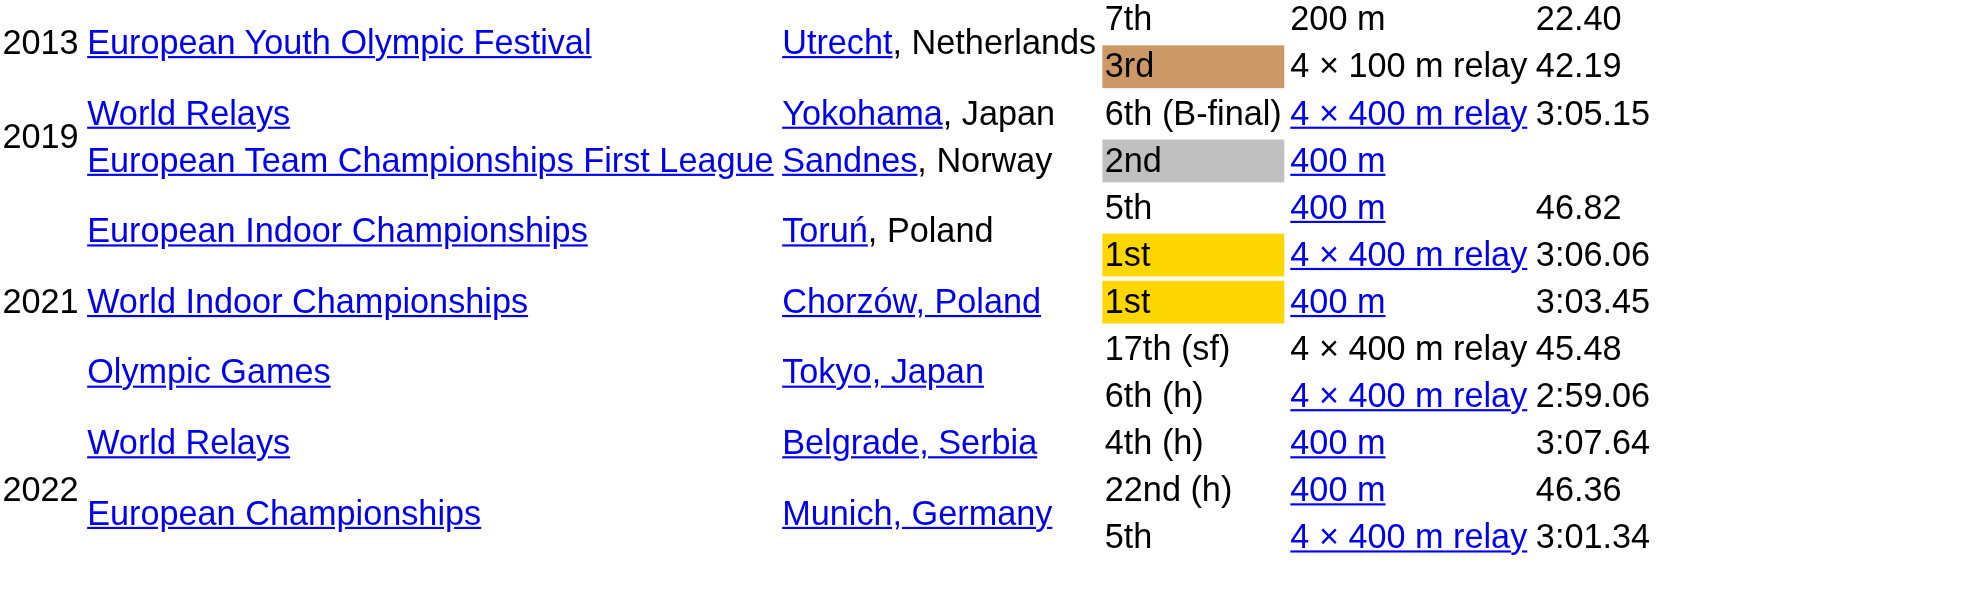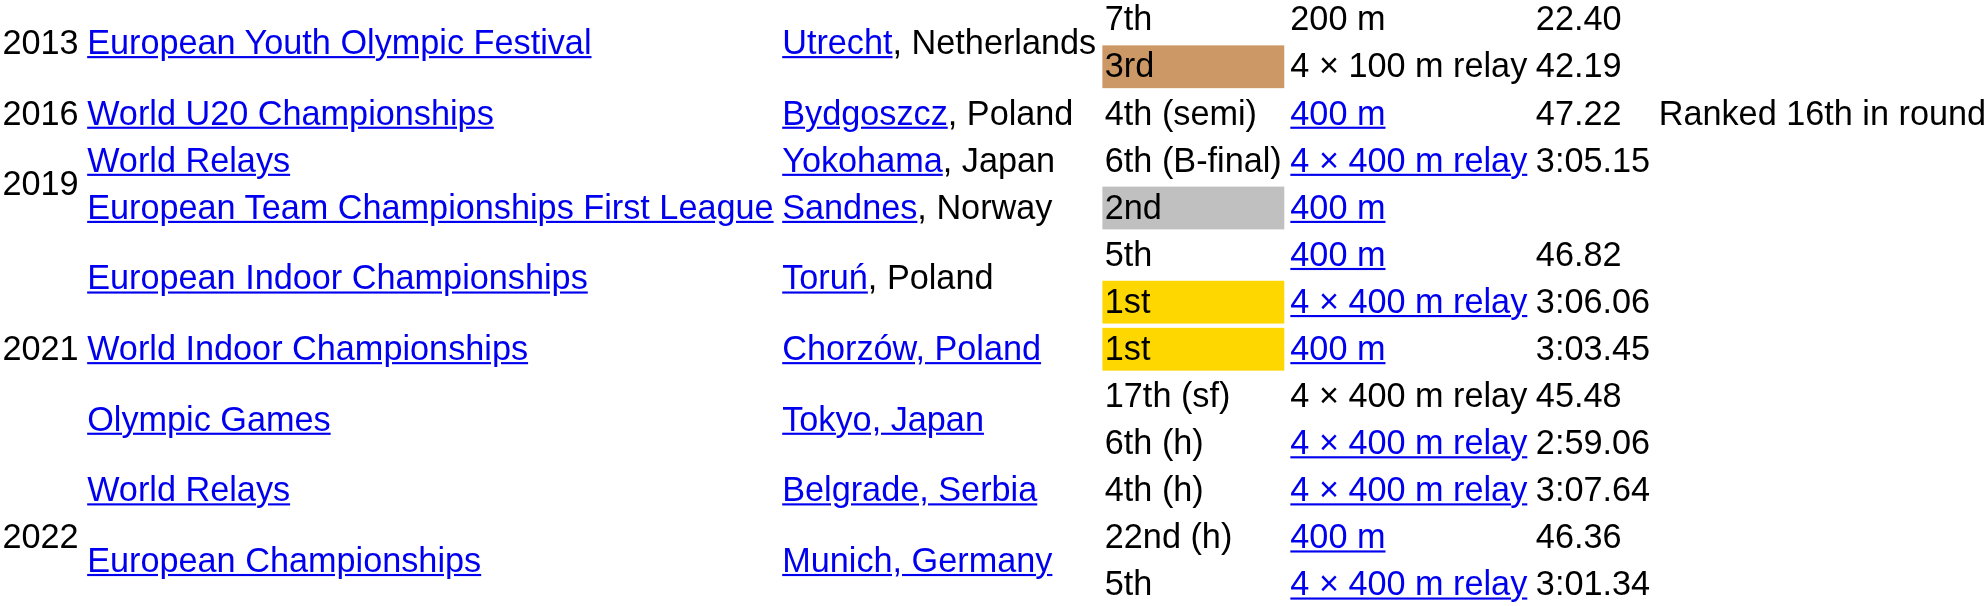+ row: (928, 113)
(1338, 442) 400 m -> (1409, 489) 4 × 400 m relay
